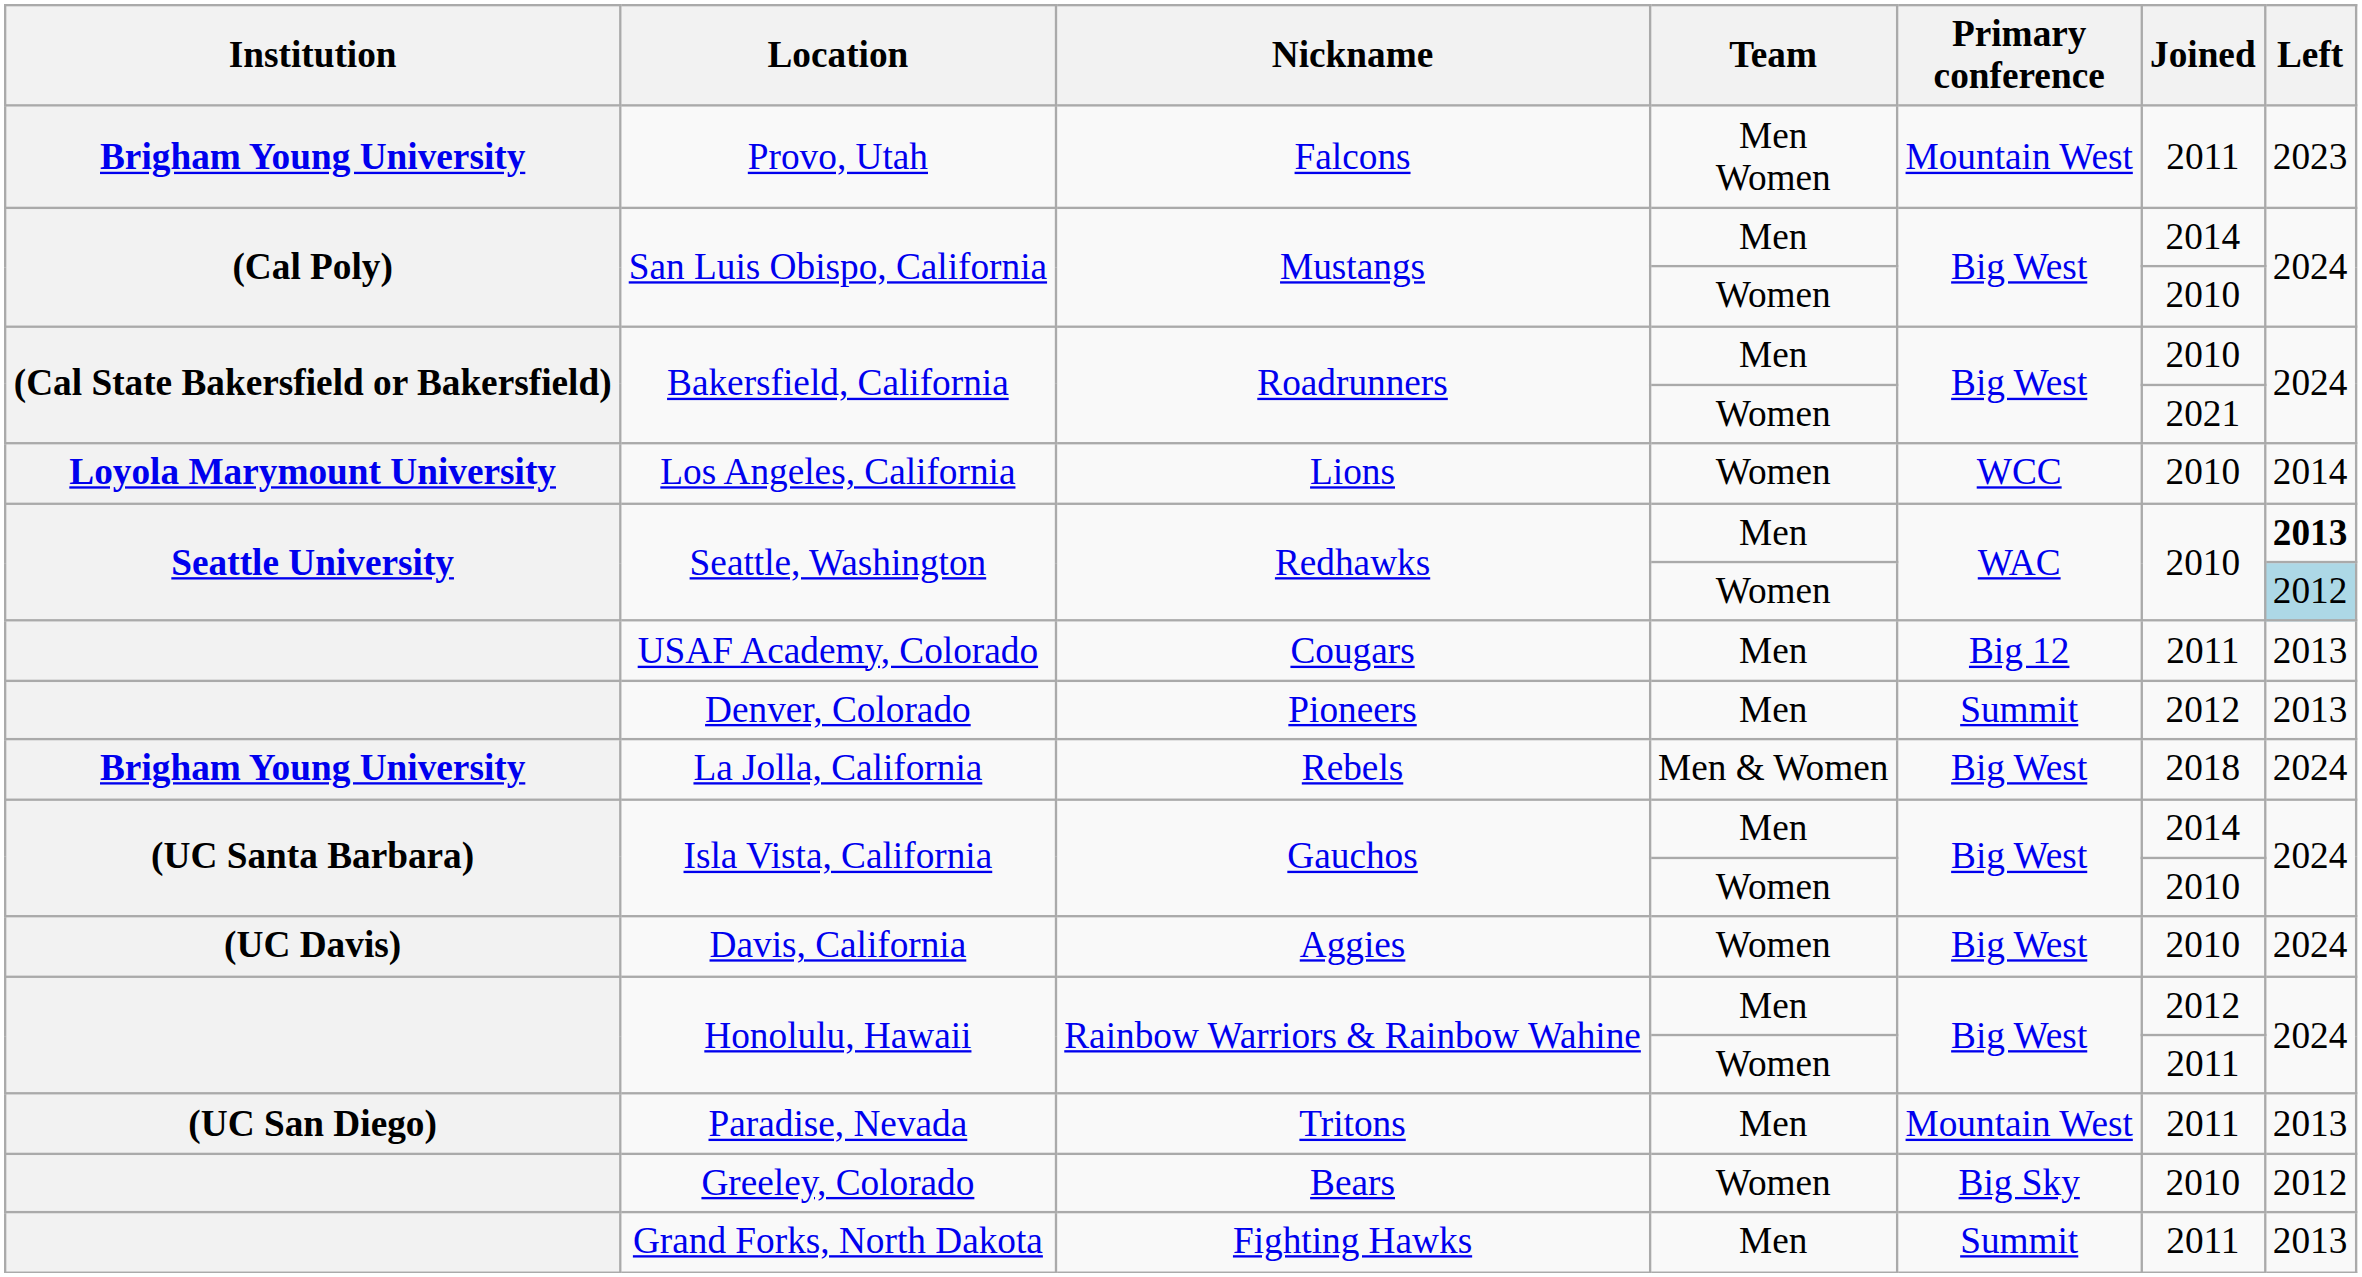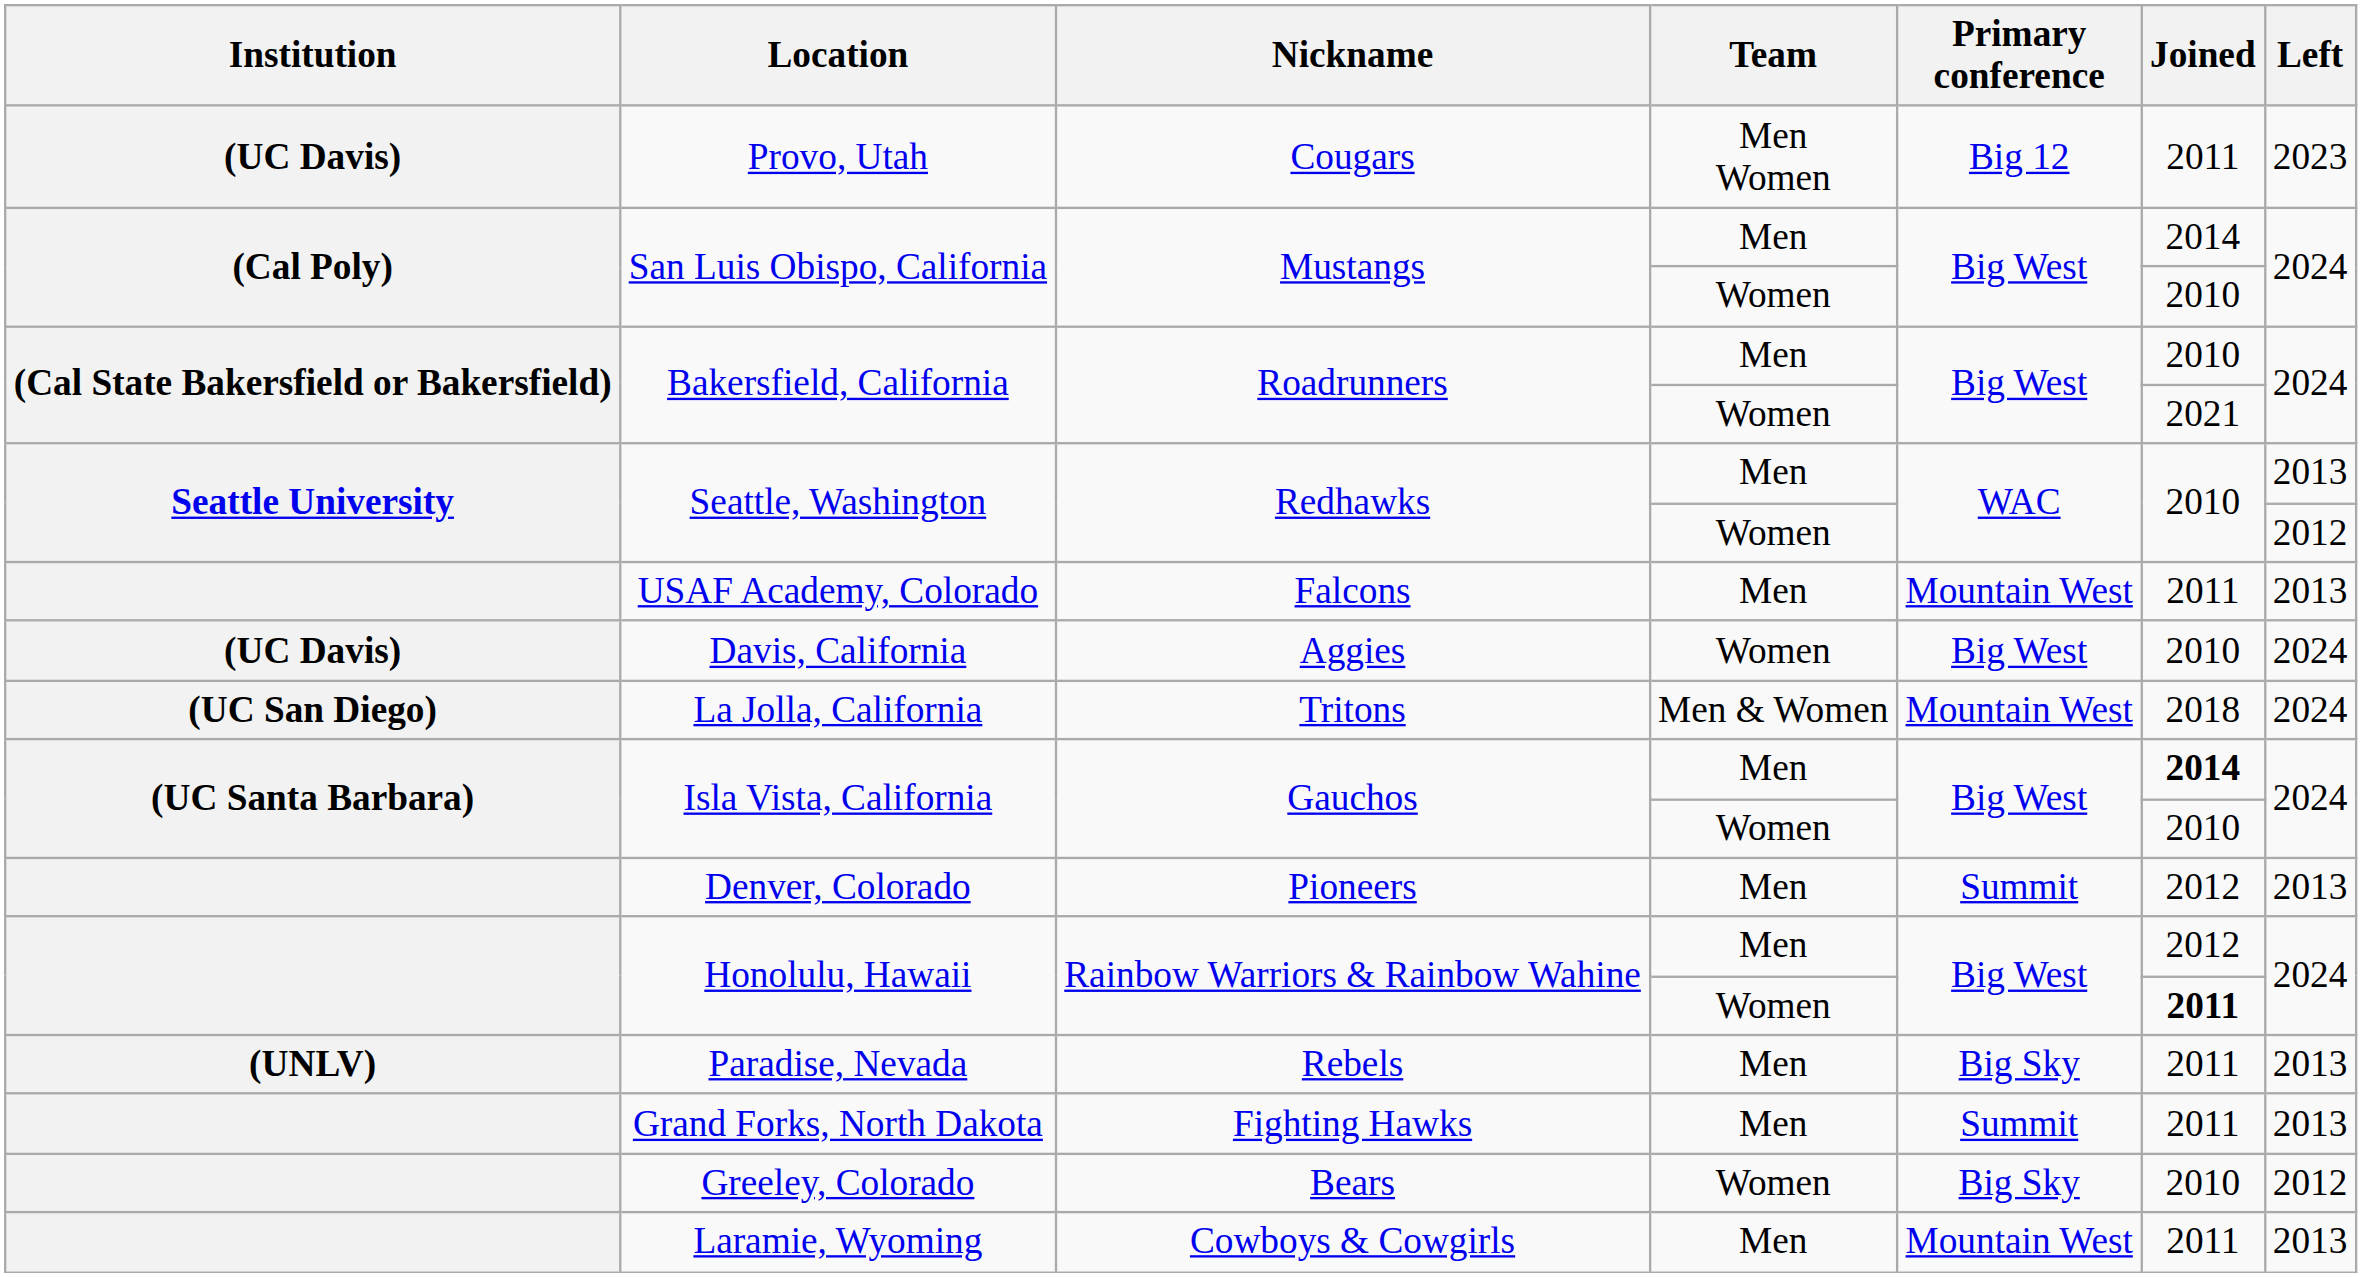(313, 156) Brigham Young University -> (313, 156) (UC Davis)
(1353, 156) Falcons -> (1353, 156) Cougars
(2019, 156) Mountain West -> (2019, 156) Big 12
- row: (838, 472)
(2310, 531) bold -> (2310, 472) normal
(2310, 590) lightblue background -> (2310, 531) no background
(1353, 650) Cougars -> (1353, 590) Falcons
(2019, 650) Big 12 -> (2019, 590) Mountain West
rows swapped: (838, 945) <-> (838, 709)
(313, 768) Brigham Young University -> (313, 709) (UC San Diego)
(1353, 768) Rebels -> (1353, 709) Tritons
(2019, 768) Big West -> (2019, 709) Mountain West
(2203, 827) normal -> (2203, 768) bold
(2203, 1063) normal -> (2203, 1004) bold
(313, 1123) (UC San Diego) -> (313, 1063) (UNLV)
(1353, 1123) Tritons -> (1353, 1063) Rebels
(2019, 1123) Mountain West -> (2019, 1063) Big Sky
rows swapped: (838, 1241) <-> (838, 1182)
+ row: (838, 1241)
